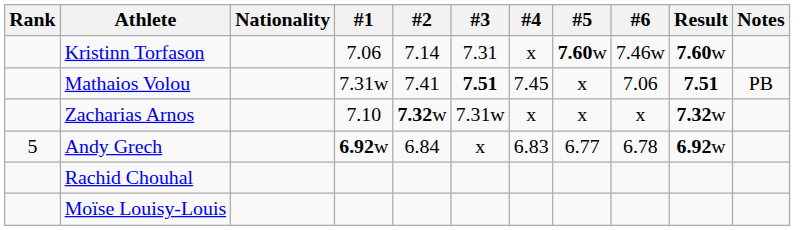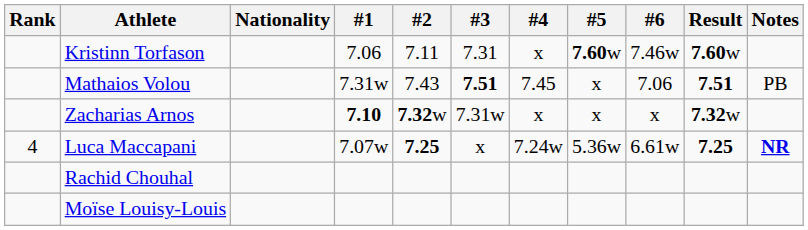(422, 51) 7.14 -> (422, 51) 7.11
(422, 83) 7.41 -> (422, 83) 7.43
(364, 114) normal -> (364, 114) bold
+ row: (130, 146)
- row: (113, 146)
